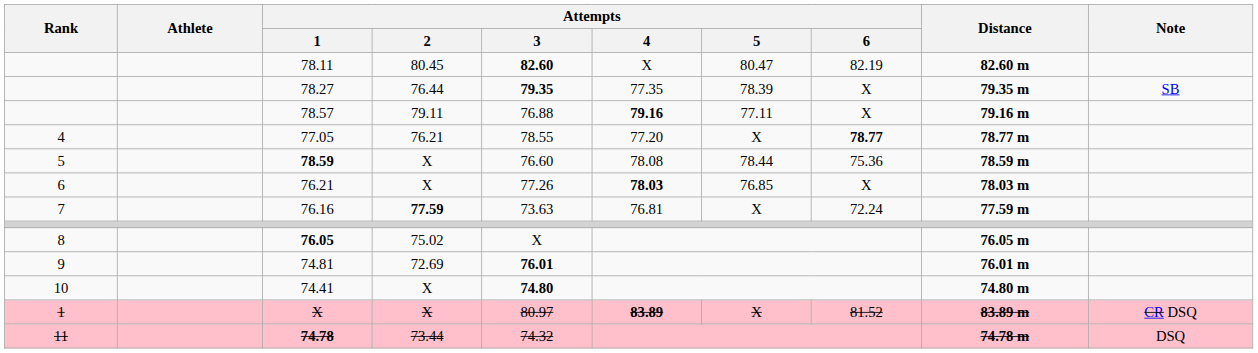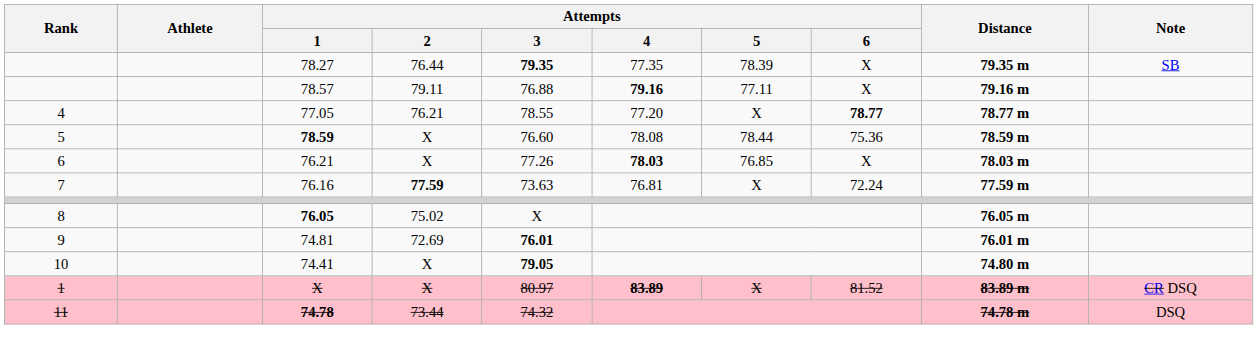- row: (317, 64)
(537, 287) 74.80 -> (537, 263) 79.05
